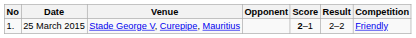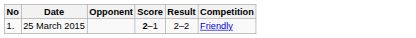- column: (165, 11)
